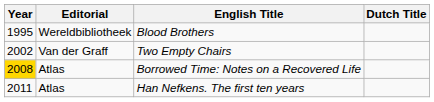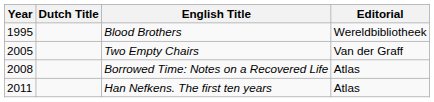columns swapped: (396, 14) <-> (85, 14)
(20, 51) 2002 -> (20, 51) 2005
(20, 69) gold background -> (20, 69) no background
